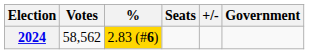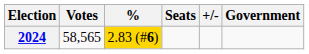(82, 37) 58,562 -> (82, 37) 58,565
